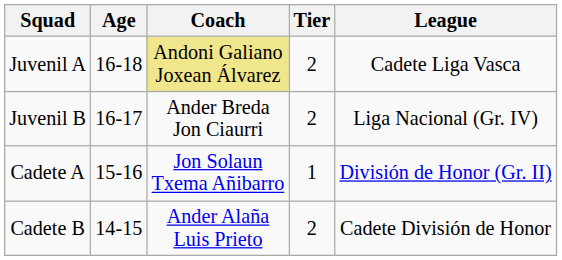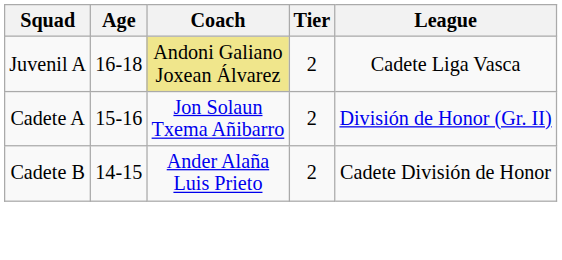- row: (48, 118)
(312, 173) 1 -> (312, 118) 2
